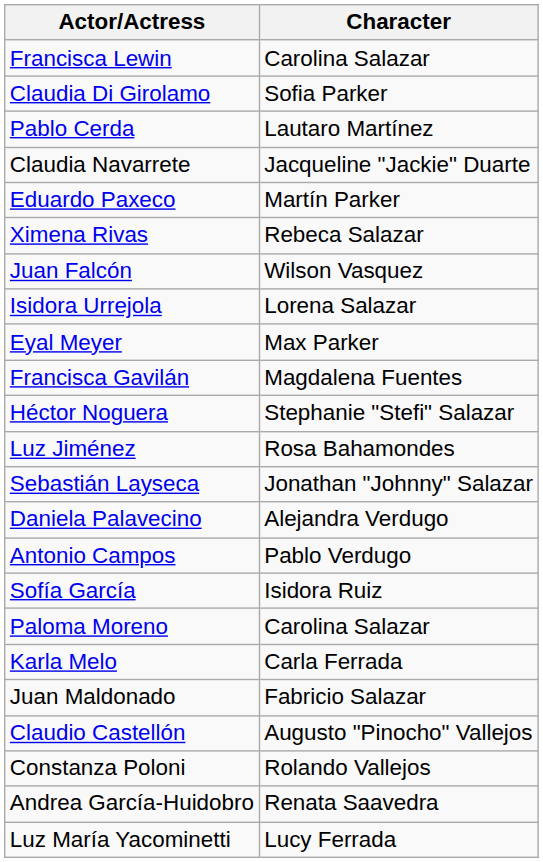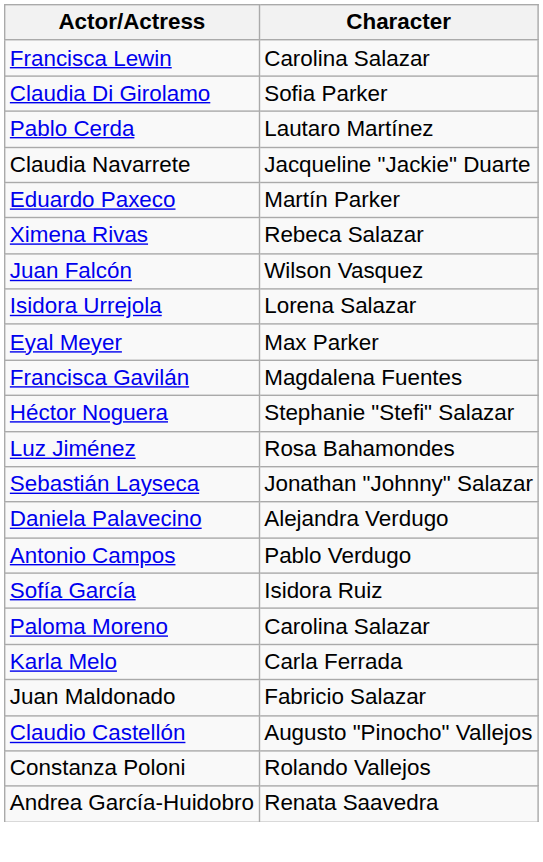- row: (120, 839)
